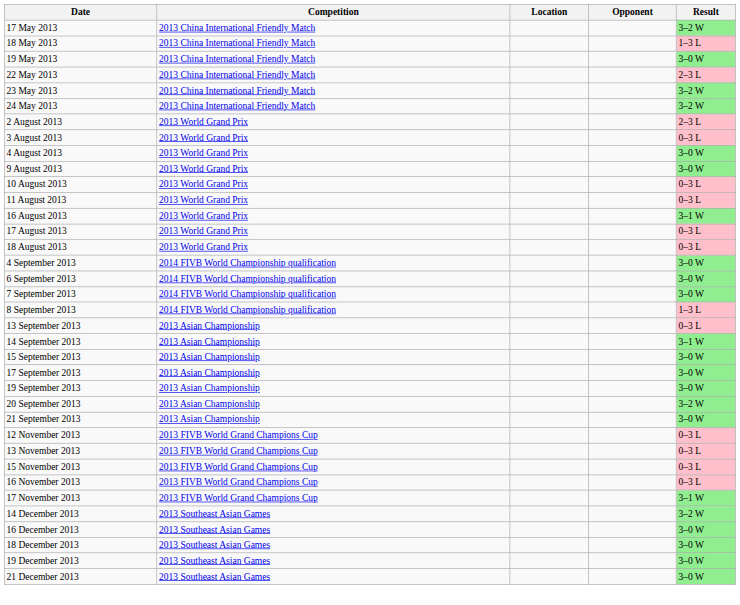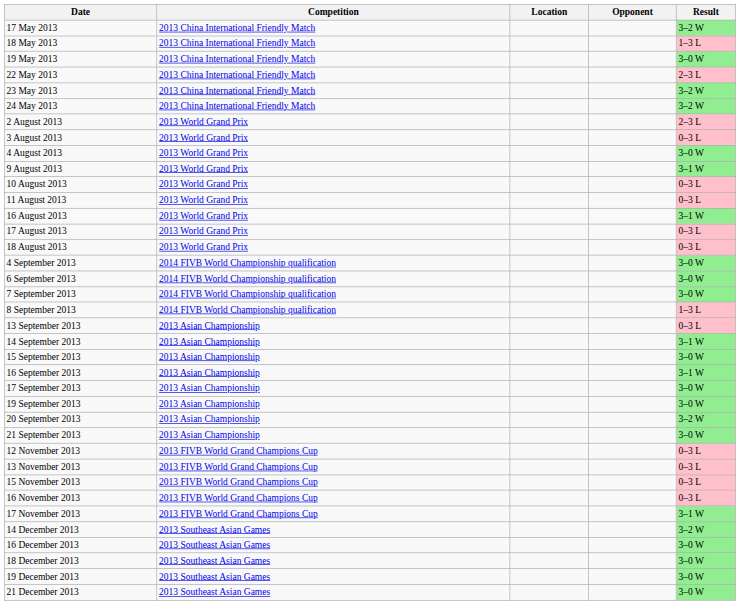(691, 169) 3–0 W -> (691, 169) 3–1 W
+ row: (43, 373)
